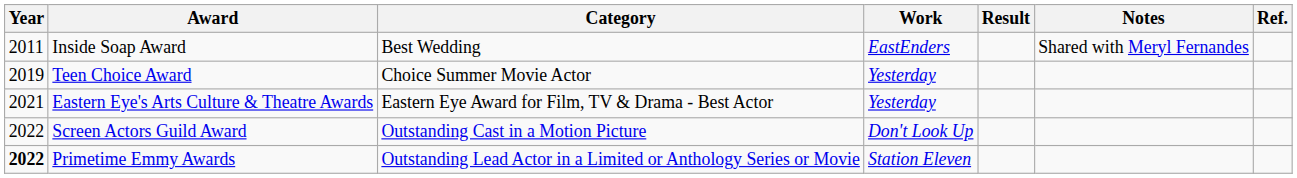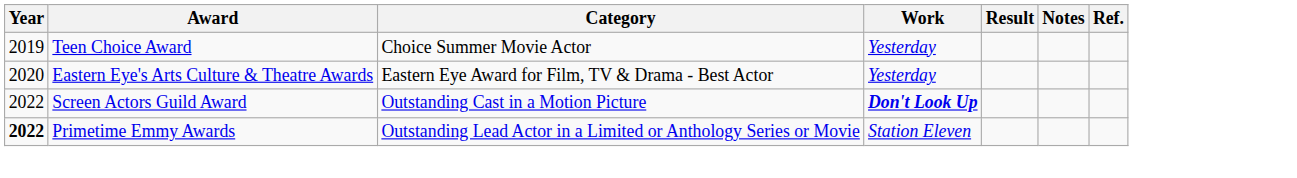- row: (119, 46)
(26, 103) 2021 -> (26, 74) 2020
(921, 131) normal -> (923, 103) bold
